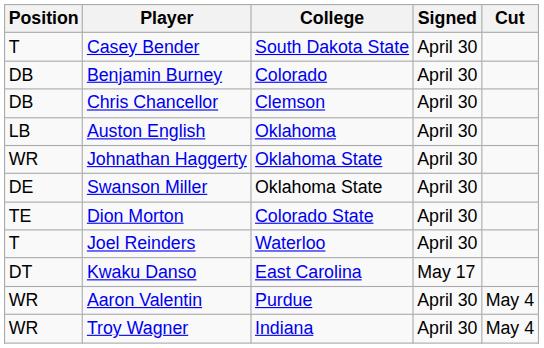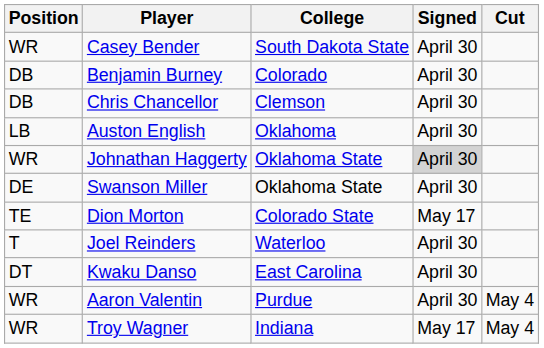(14, 46) T -> (23, 46) WR
(447, 159) no background -> (447, 159) lightgrey background
(447, 215) April 30 -> (446, 215) May 17
(446, 272) May 17 -> (447, 272) April 30
(447, 328) April 30 -> (446, 328) May 17
